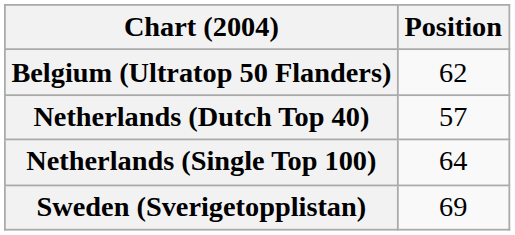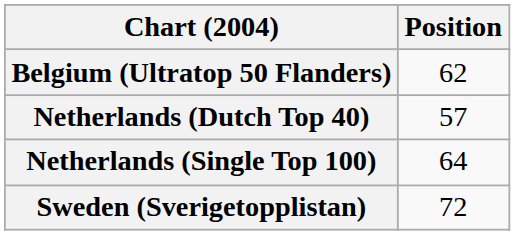(453, 206) 69 -> (453, 206) 72
